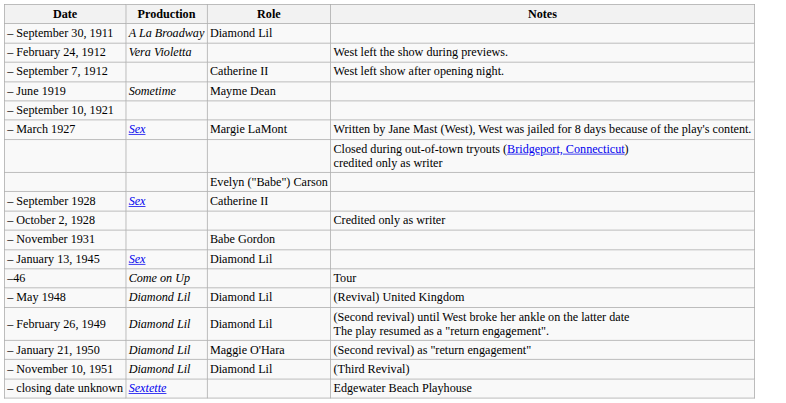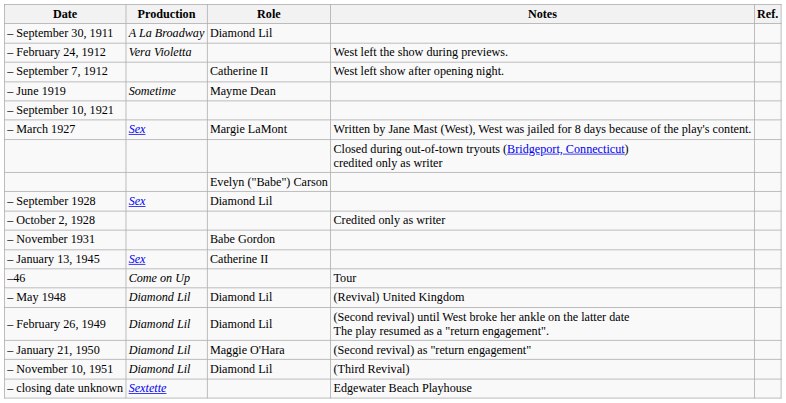+ column: (768, 14)
(239, 201) Catherine II -> (241, 201) Diamond Lil
(241, 259) Diamond Lil -> (239, 259) Catherine II
